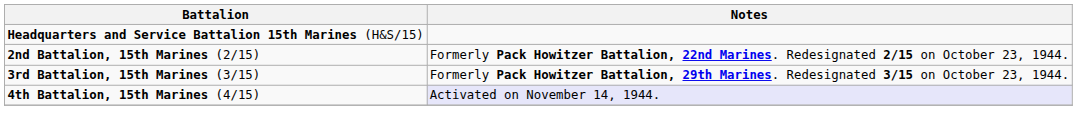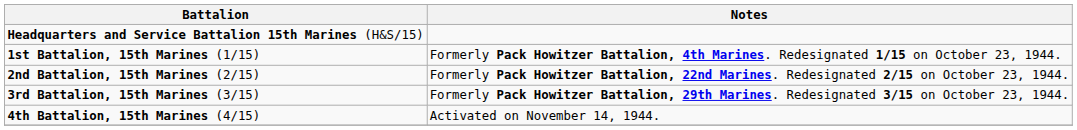+ row: (134, 55)
(545, 95) lavender background -> (545, 115) no background
